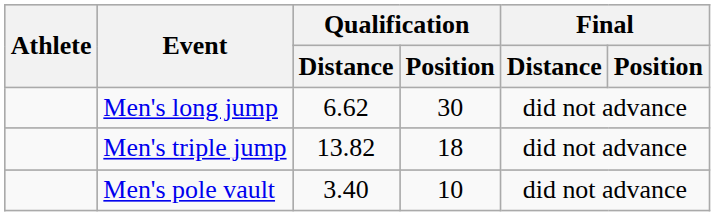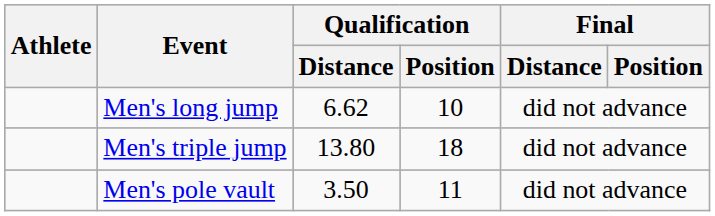(450, 107) 30 -> (450, 107) 10
(346, 148) 13.82 -> (346, 148) 13.80
(346, 189) 3.40 -> (346, 189) 3.50
(450, 189) 10 -> (450, 189) 11
